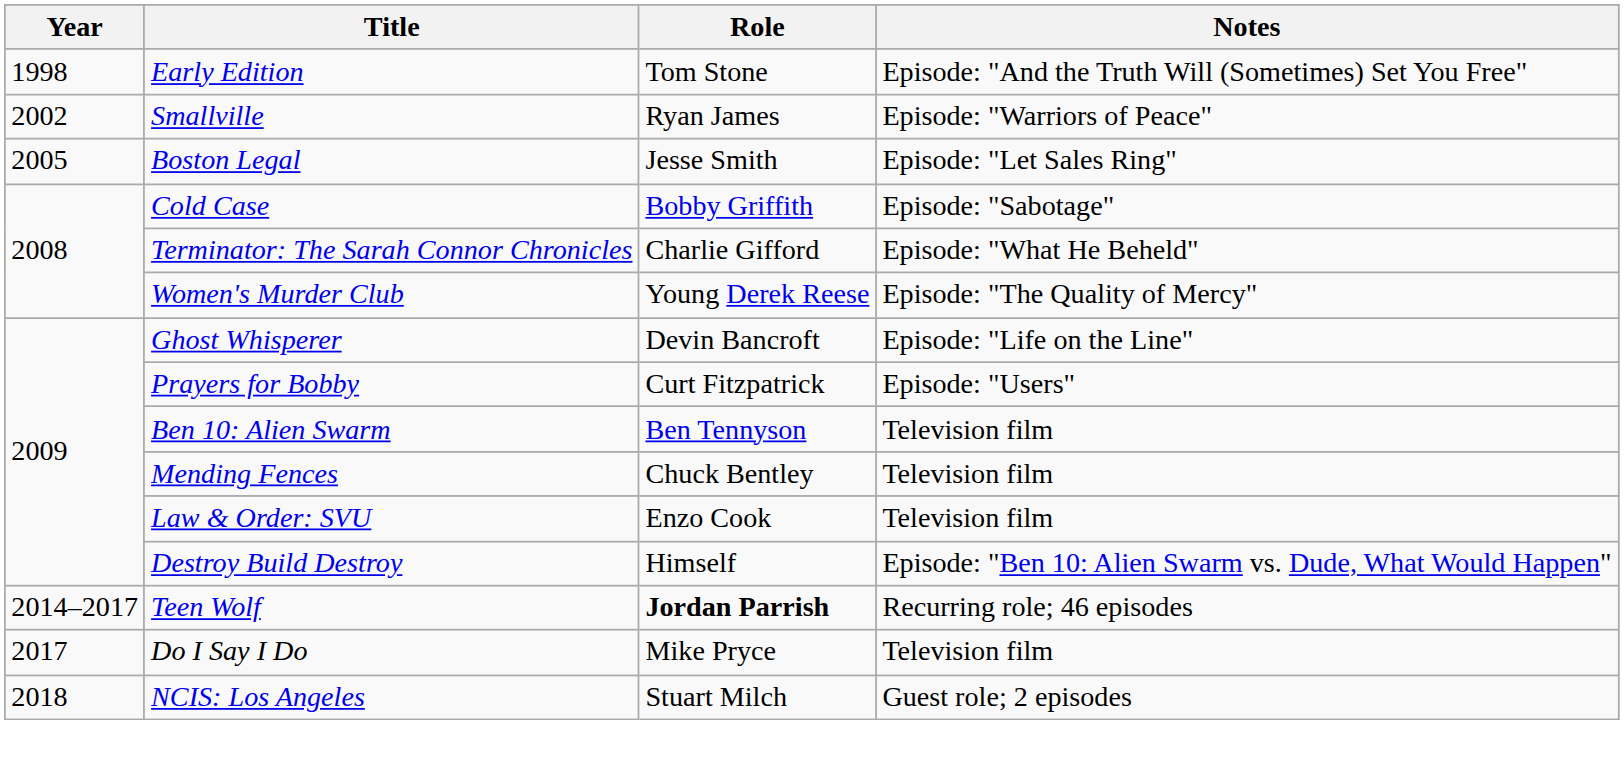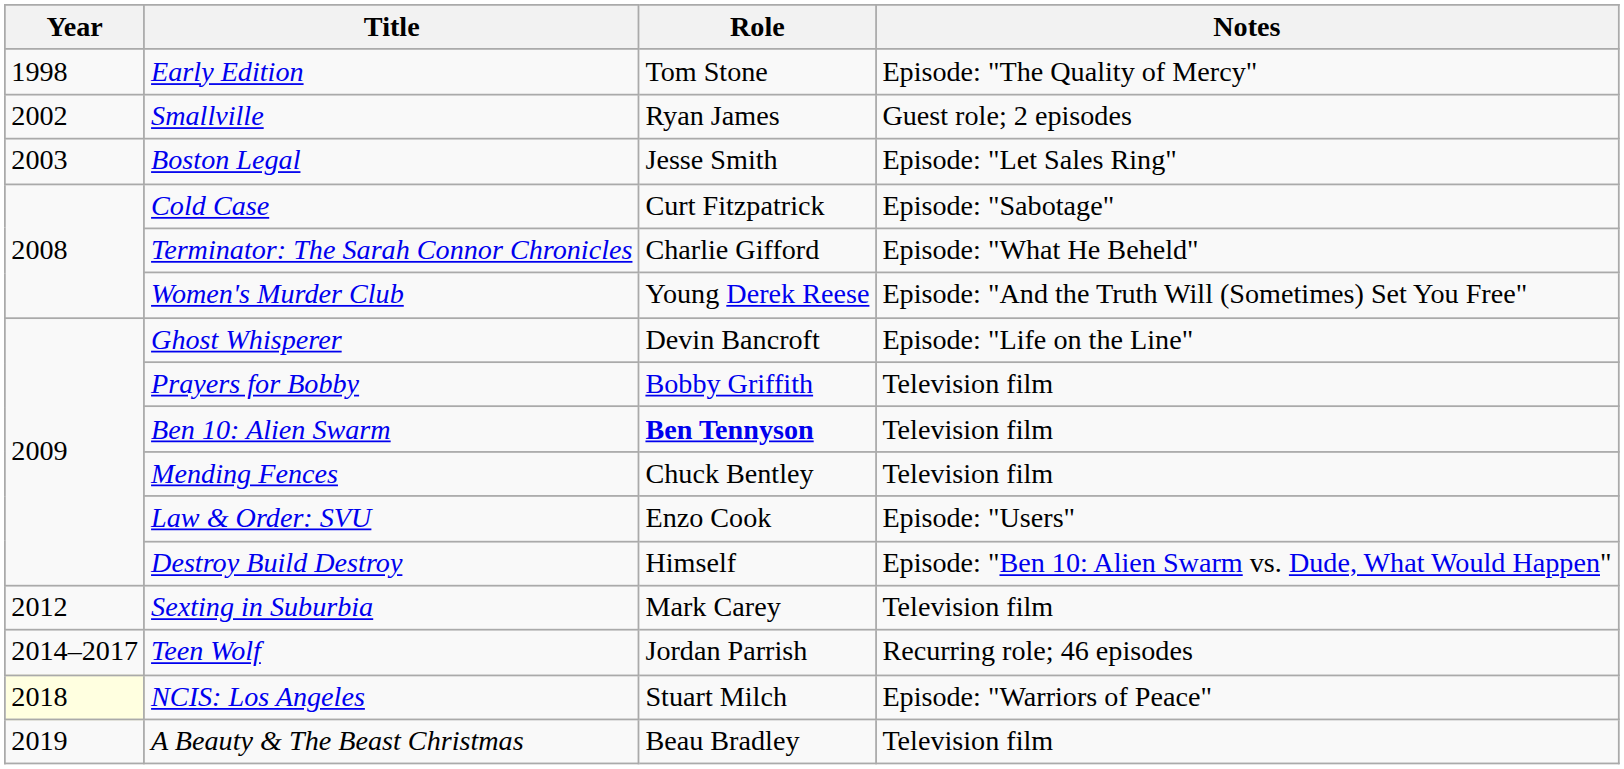(1205, 71) Episode: "And the Truth Will (Sometimes) Set You Free" -> (1070, 71) Episode: "The Quality of Mercy"
(1047, 116) Episode: "Warriors of Peace" -> (1007, 116) Guest role; 2 episodes
(40, 160) 2005 -> (40, 160) 2003
(729, 205) Bobby Griffith -> (735, 205) Curt Fitzpatrick
(1070, 294) Episode: "The Quality of Mercy" -> (1205, 294) Episode: "And the Truth Will (Sometimes) Set You Free"
(735, 384) Curt Fitzpatrick -> (729, 384) Bobby Griffith
(979, 384) Episode: "Users" -> (968, 384) Television film
(726, 428) normal -> (730, 428) bold
(968, 518) Television film -> (979, 518) Episode: "Users"
+ row: (262, 607)
(737, 607) bold -> (726, 652) normal
- row: (229, 652)
(40, 696) no background -> (40, 696) lightyellow background
(1007, 696) Guest role; 2 episodes -> (1047, 696) Episode: "Warriors of Peace"
+ row: (337, 741)
